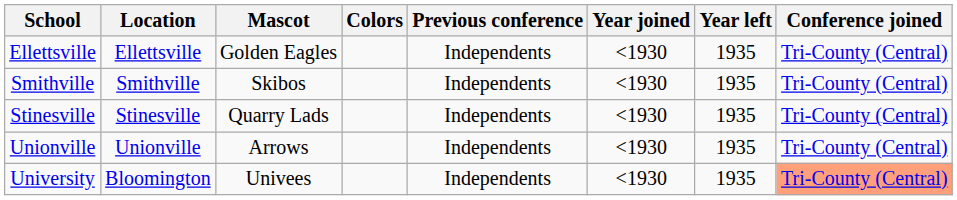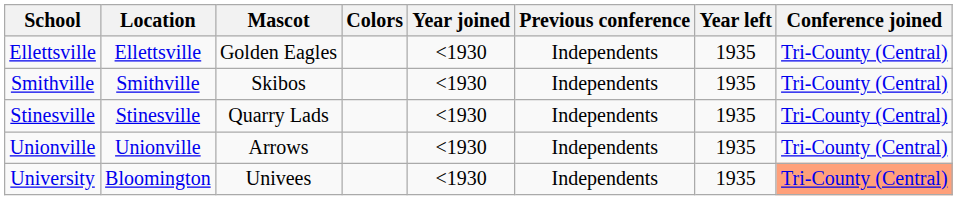columns swapped: (641, 20) <-> (498, 20)
